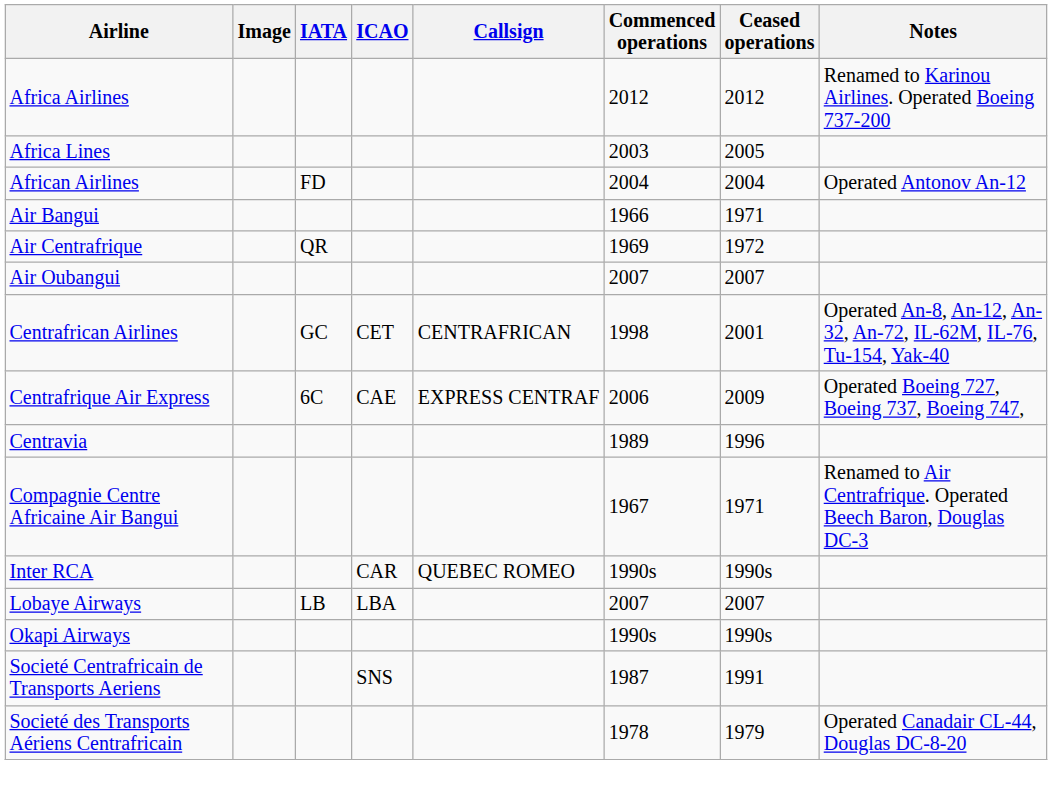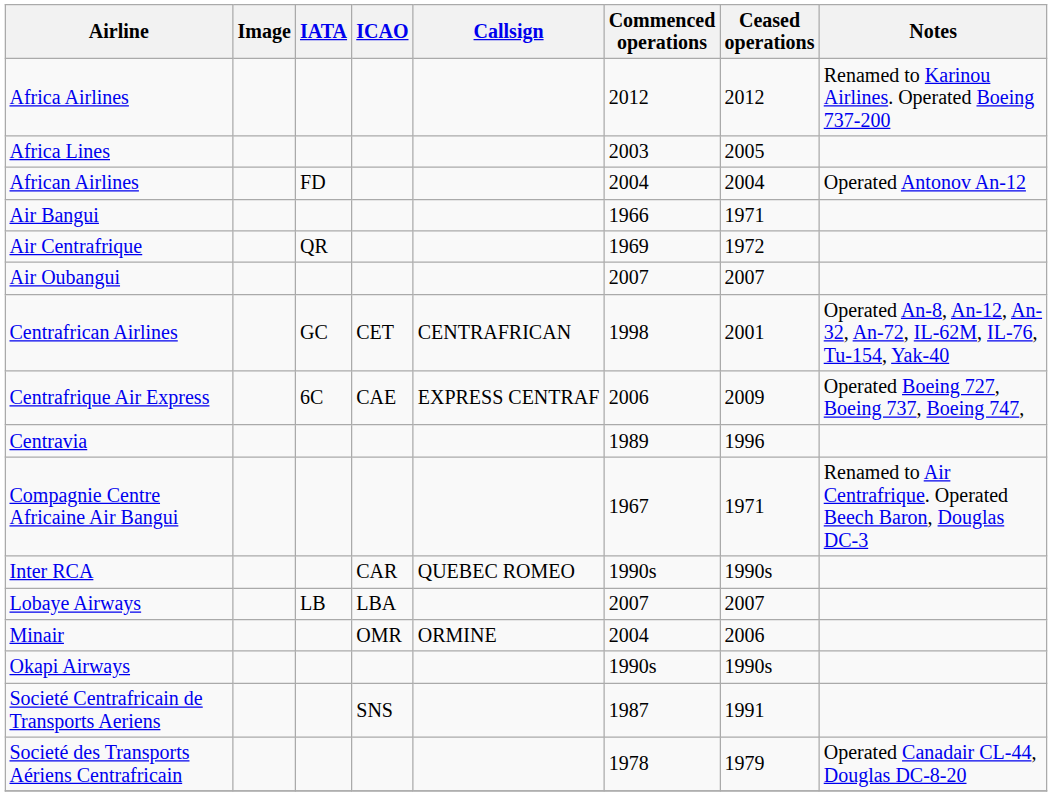+ row: (37, 635)
